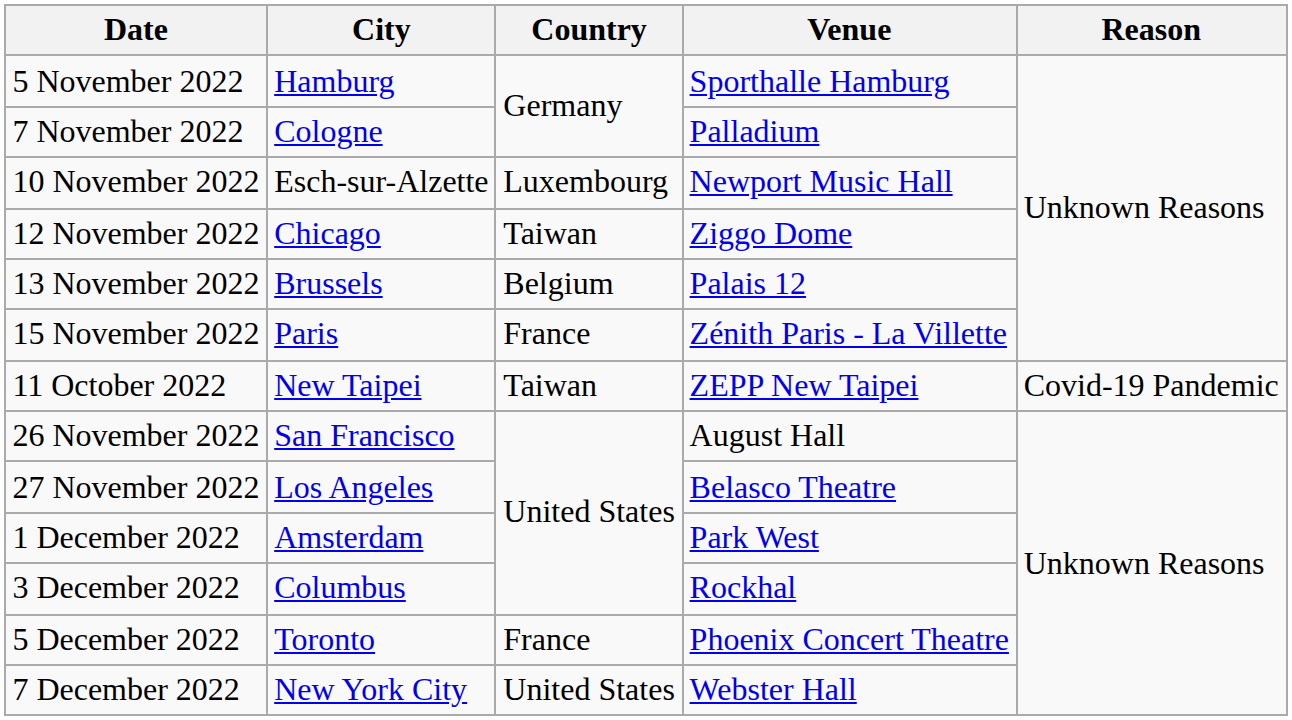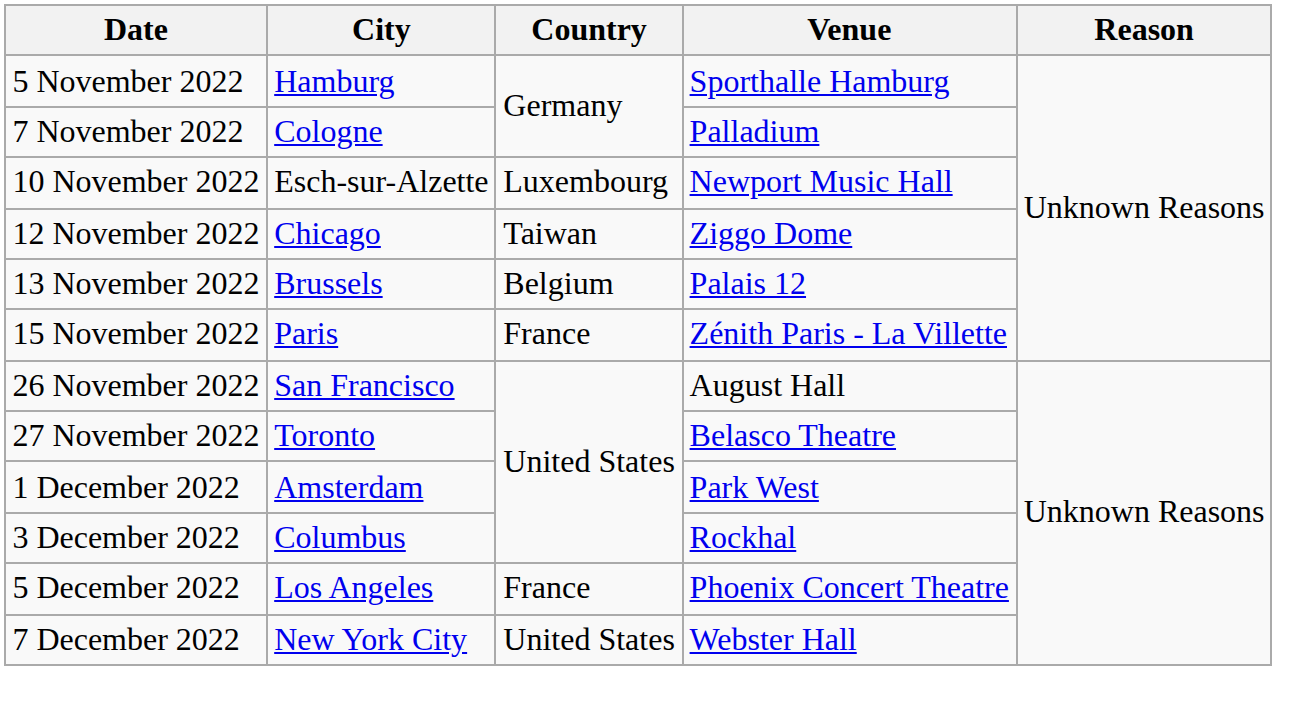- row: (119, 385)
(354, 486) Los Angeles -> (325, 435) Toronto
(325, 638) Toronto -> (354, 588) Los Angeles
